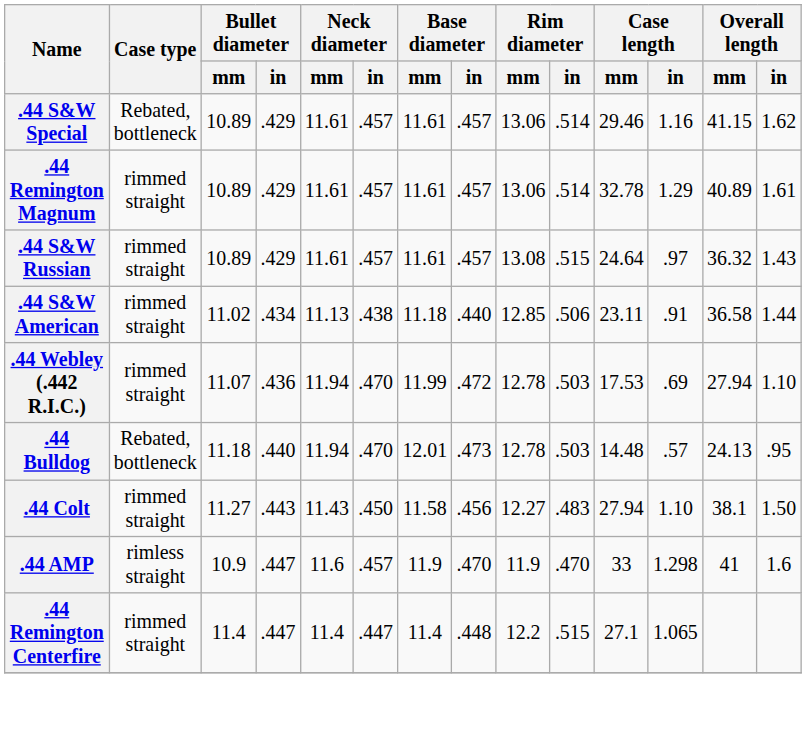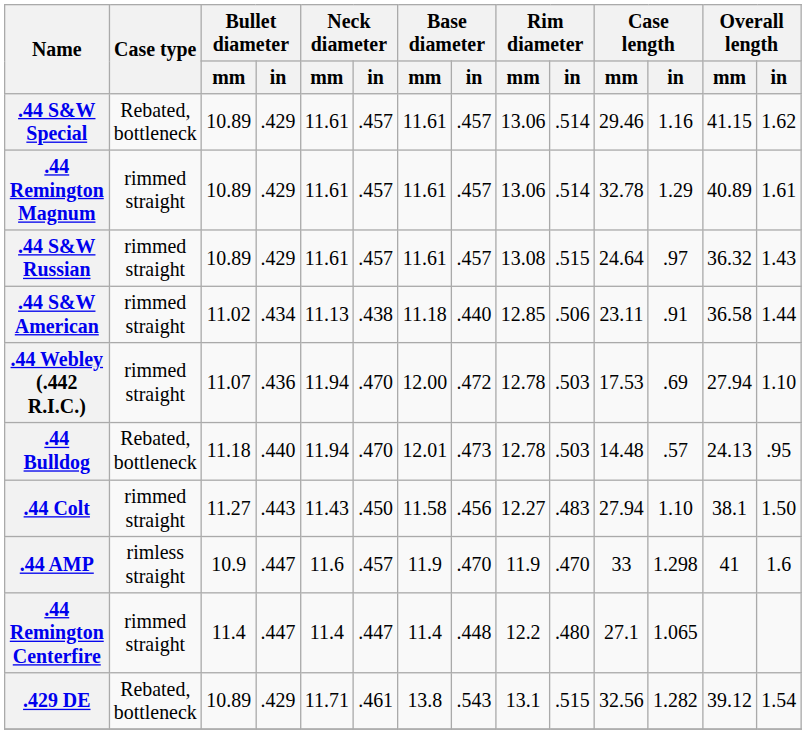(425, 383) 11.99 -> (425, 383) 12.00
(572, 632) .515 -> (572, 632) .480
+ row: (57, 700)
